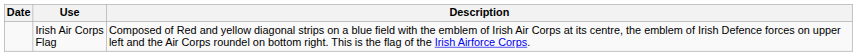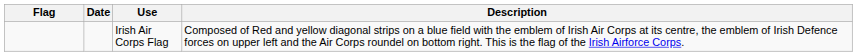+ column: (44, 13)
